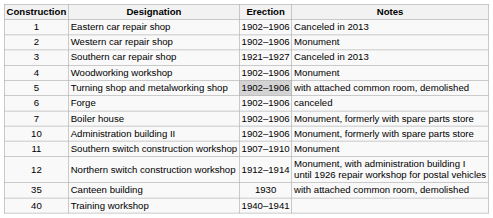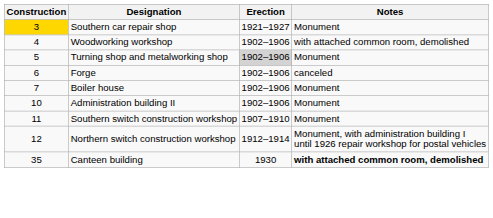- row: (121, 27)
- row: (122, 42)
(36, 57) no background -> (36, 27) gold background
(331, 57) Canceled in 2013 -> (317, 27) Monument
(317, 73) Monument -> (382, 42) with attached common room, demolished
(382, 88) with attached common room, demolished -> (317, 57) Monument
(384, 118) Monument, formerly with spare parts store -> (317, 88) Monument
(384, 133) Monument, formerly with spare parts store -> (317, 103) Monument
(382, 190) normal -> (389, 159) bold
- row: (110, 205)
